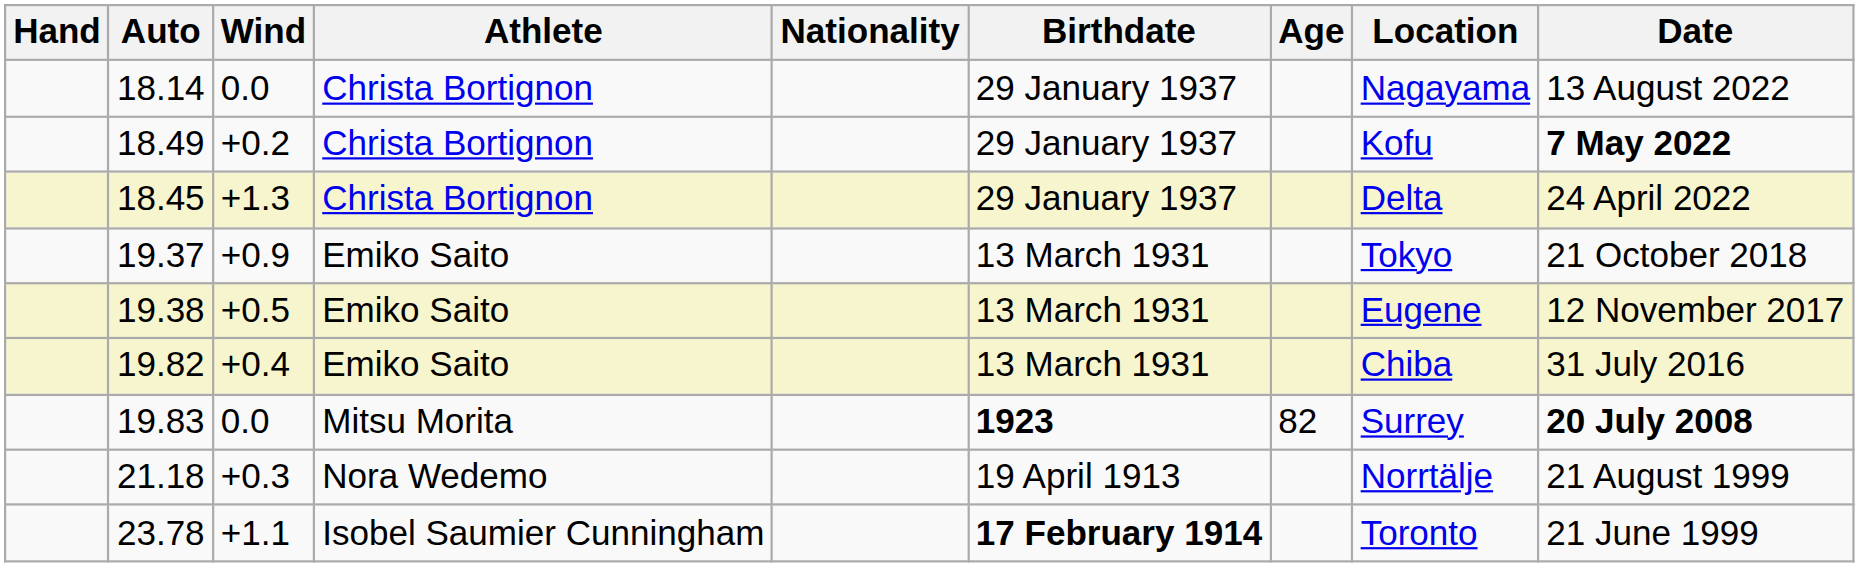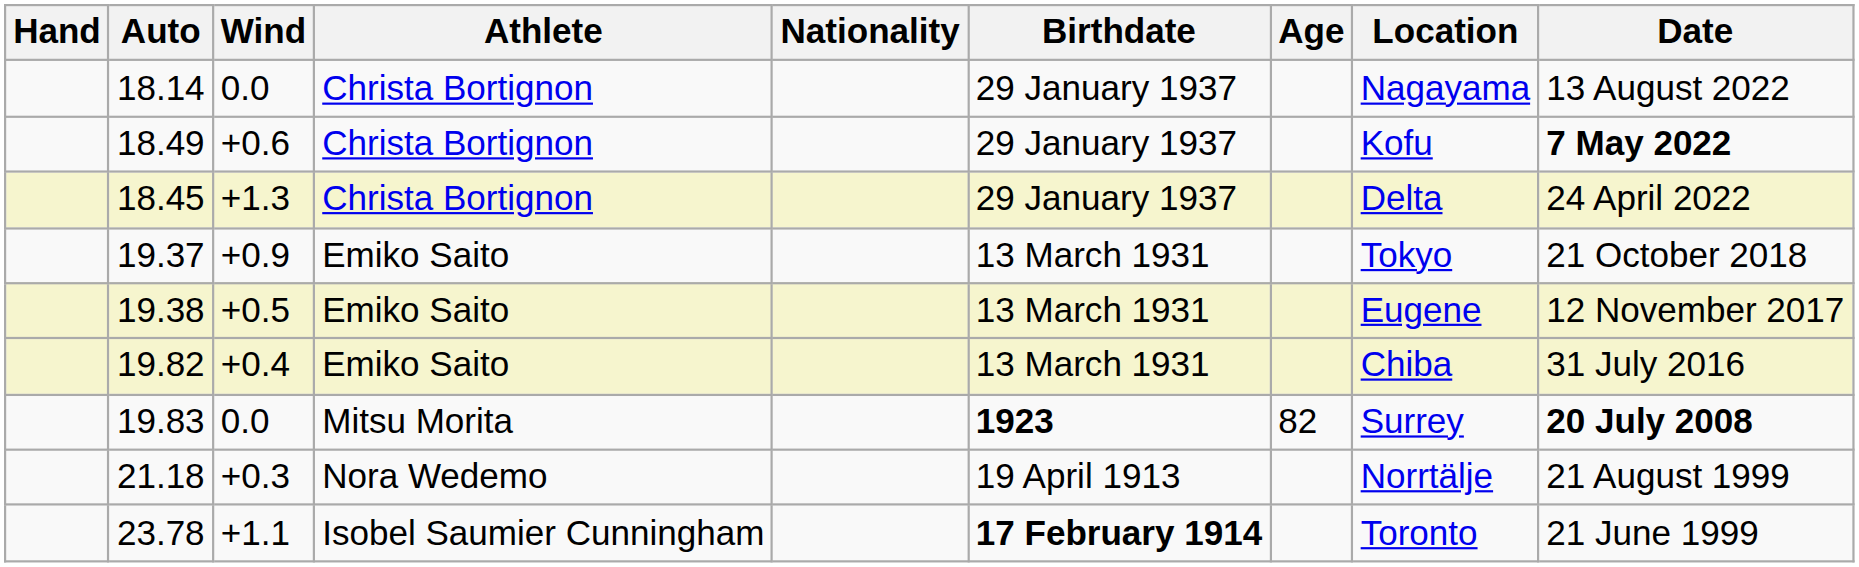(255, 143) +0.2 -> (255, 143) +0.6
